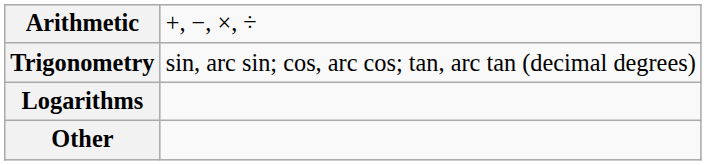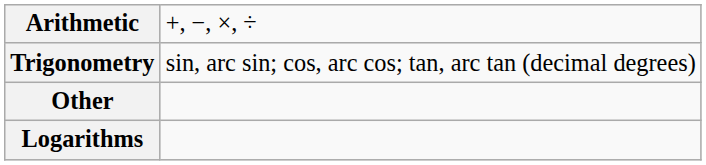rows swapped: (82, 100) <-> (82, 139)
